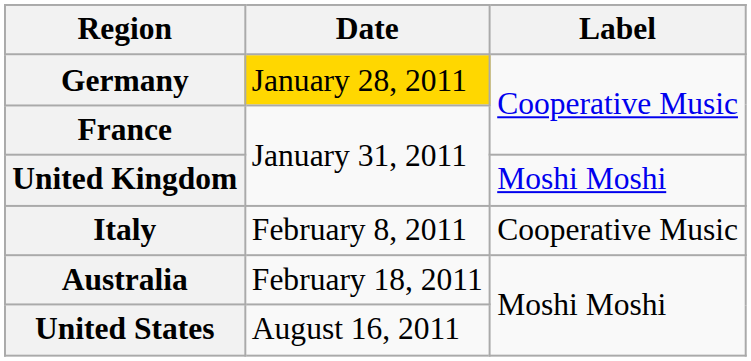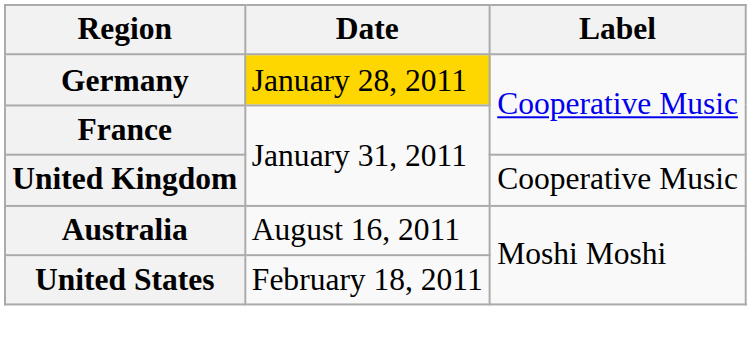(582, 179) Moshi Moshi -> (618, 179) Cooperative Music
- row: (125, 229)
(367, 279) February 18, 2011 -> (356, 229) August 16, 2011
(356, 329) August 16, 2011 -> (367, 279) February 18, 2011
